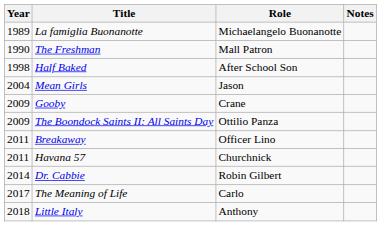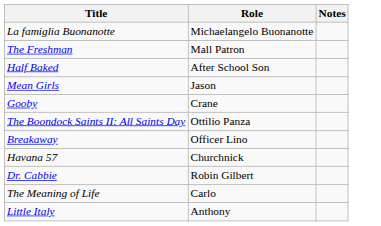- column: (18, 13)
